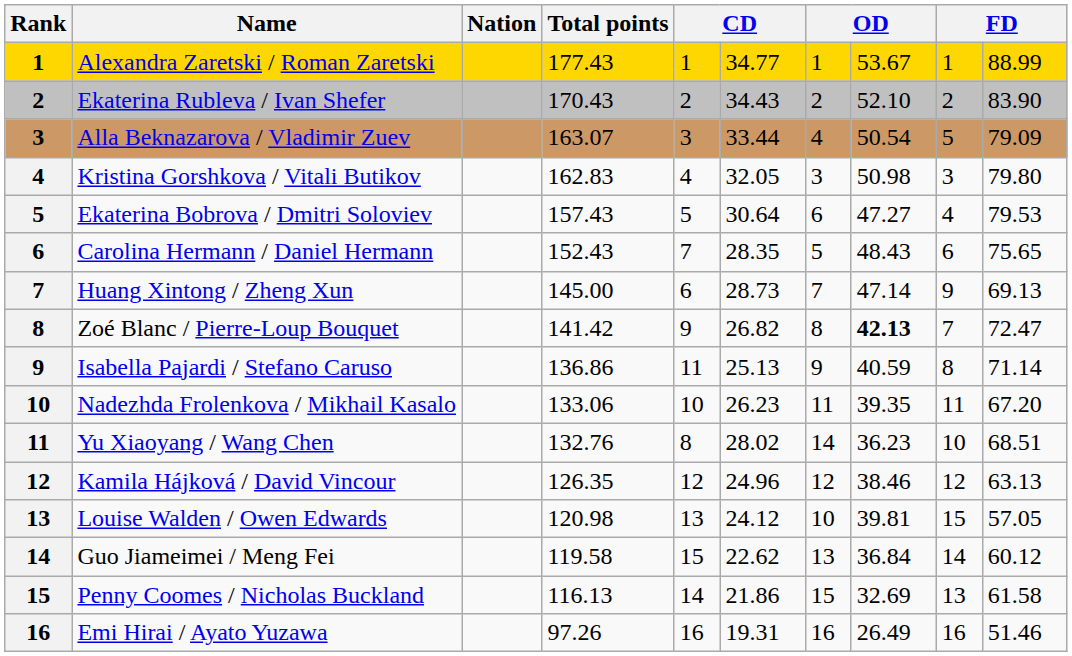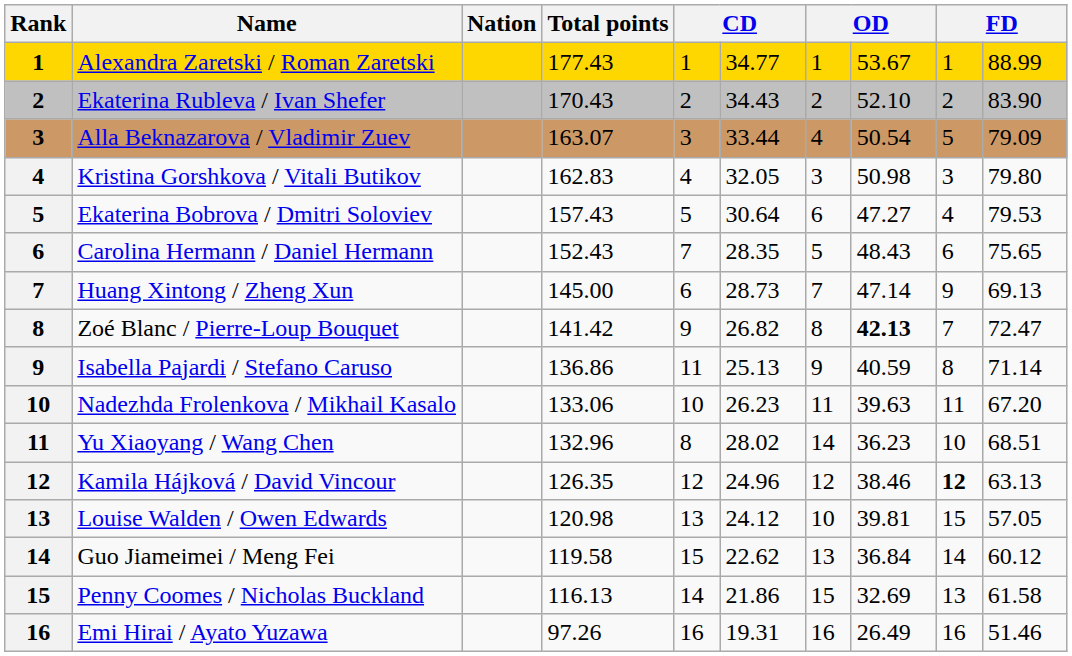(884, 404) 39.35 -> (884, 404) 39.63
(580, 442) 132.76 -> (580, 442) 132.96
(954, 480) normal -> (954, 480) bold
